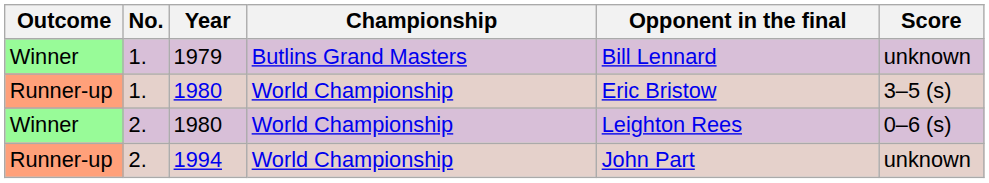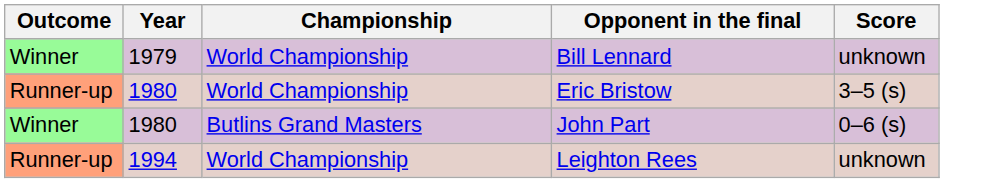- column: (146, 21)
(359, 56) Butlins Grand Masters -> (307, 56) World Championship
(352, 125) World Championship -> (314, 125) Butlins Grand Masters
(672, 125) Leighton Rees -> (603, 125) John Part
(648, 159) John Part -> (627, 159) Leighton Rees
